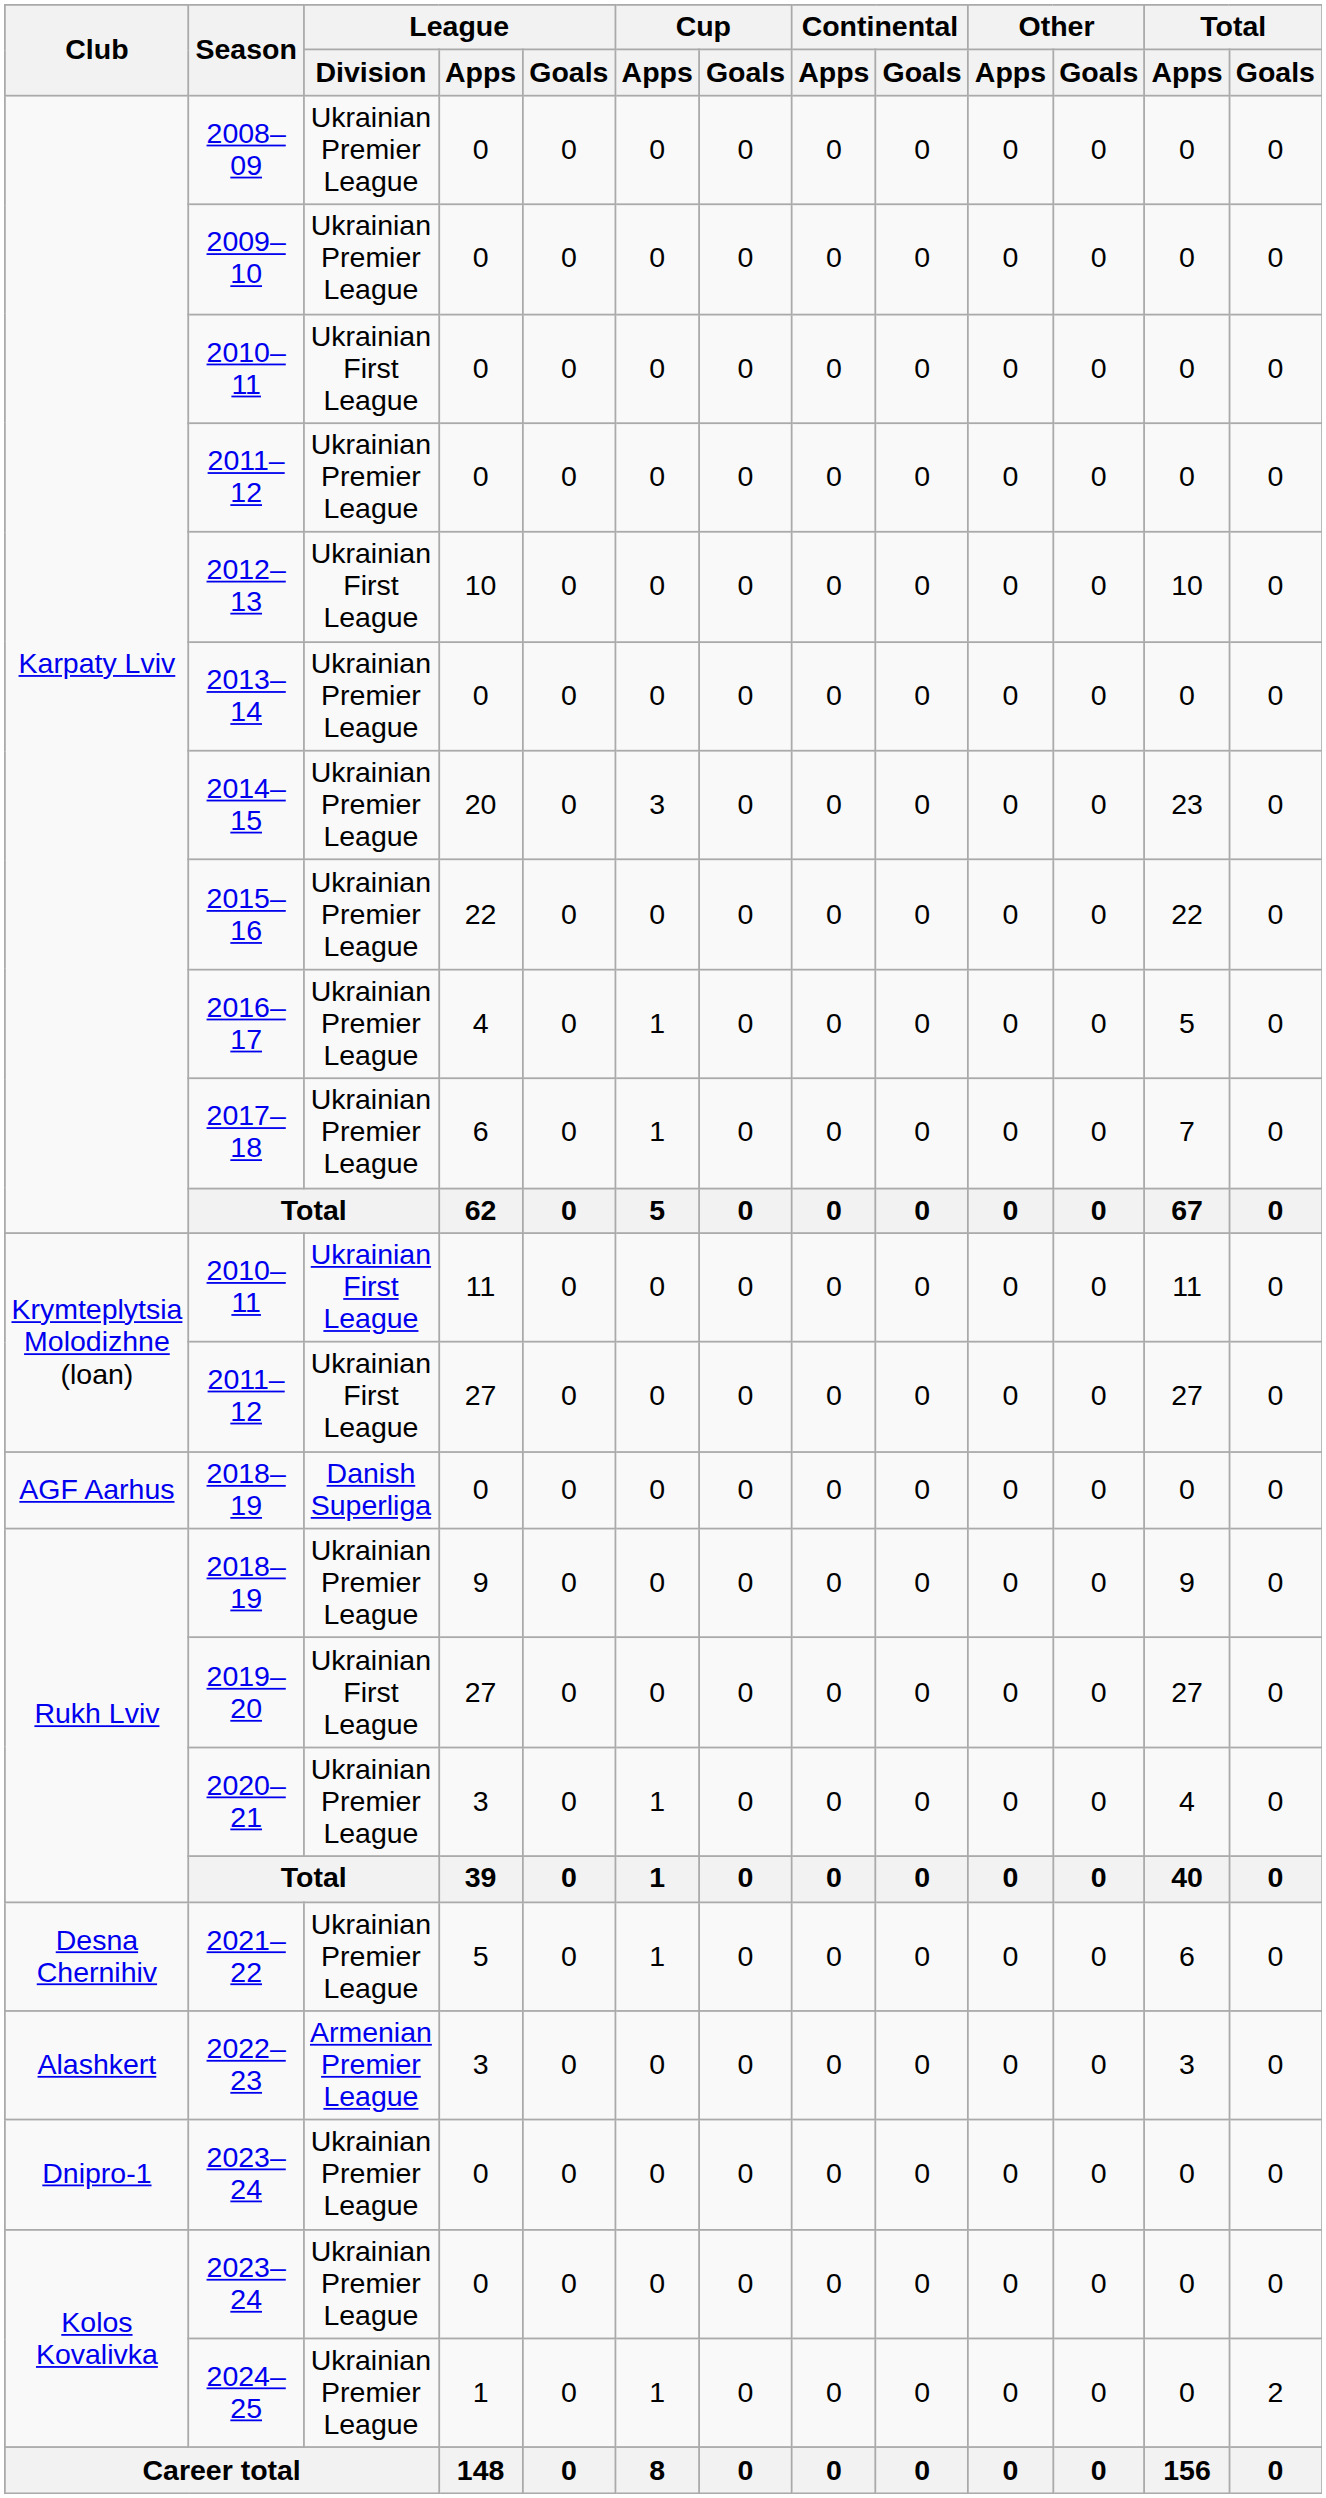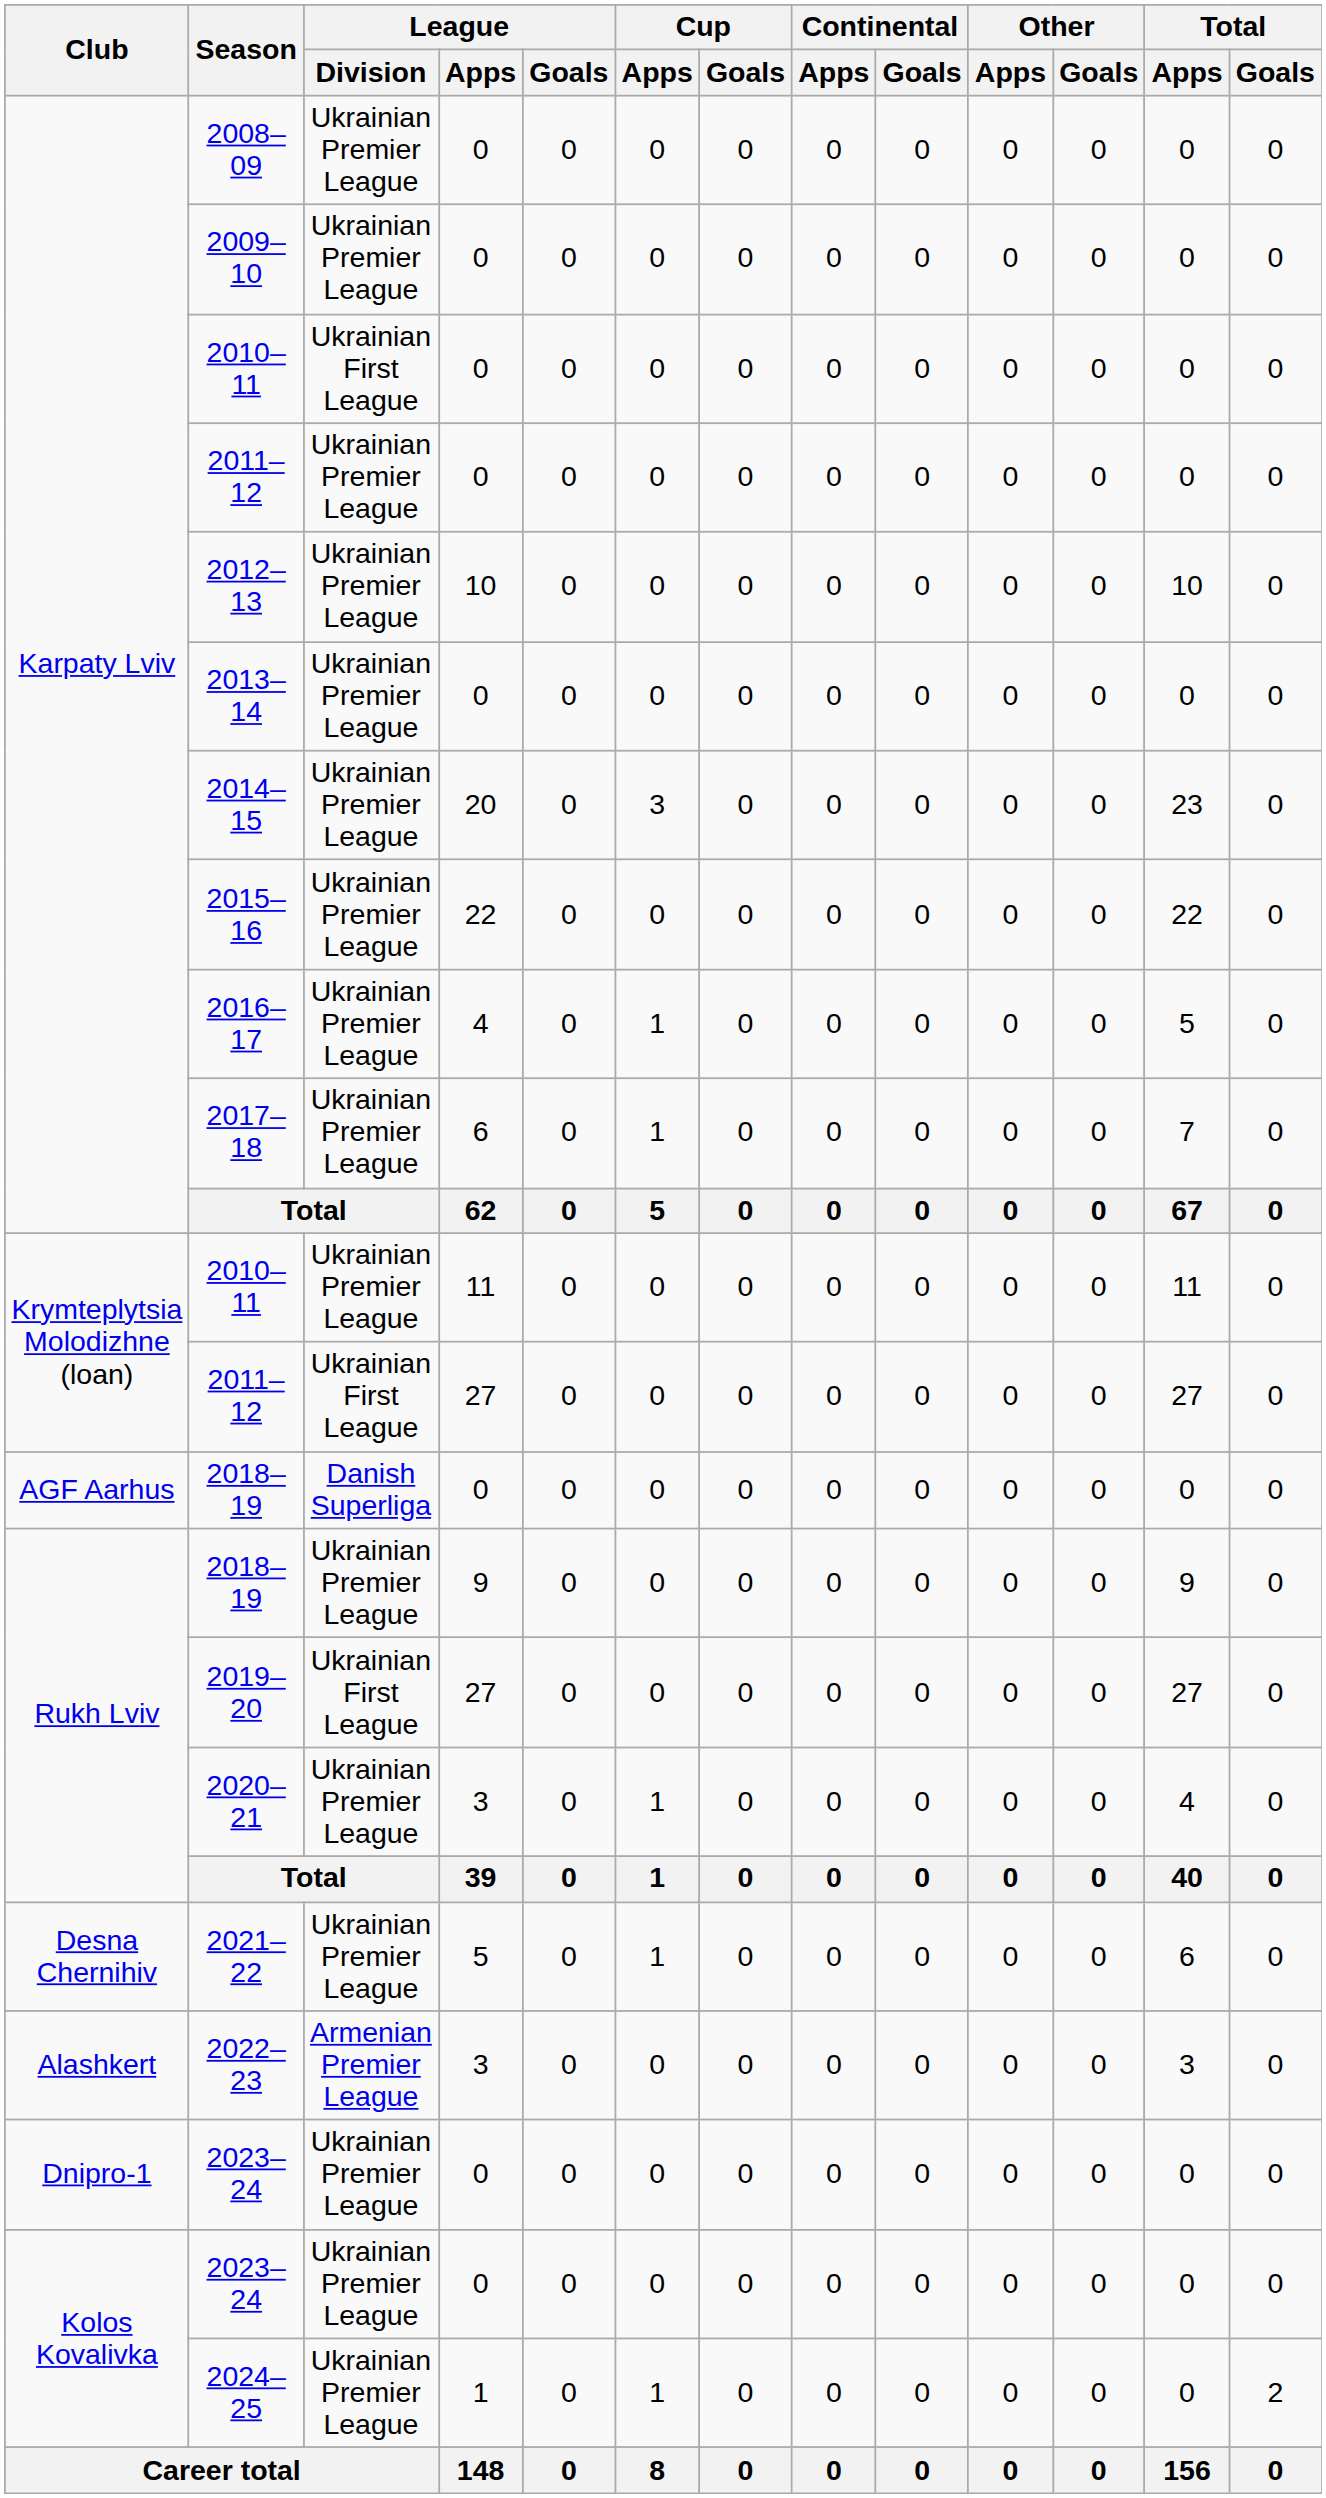(371, 586) Ukrainian First League -> (371, 586) Ukrainian Premier League
(371, 1287) Ukrainian First League -> (371, 1287) Ukrainian Premier League
